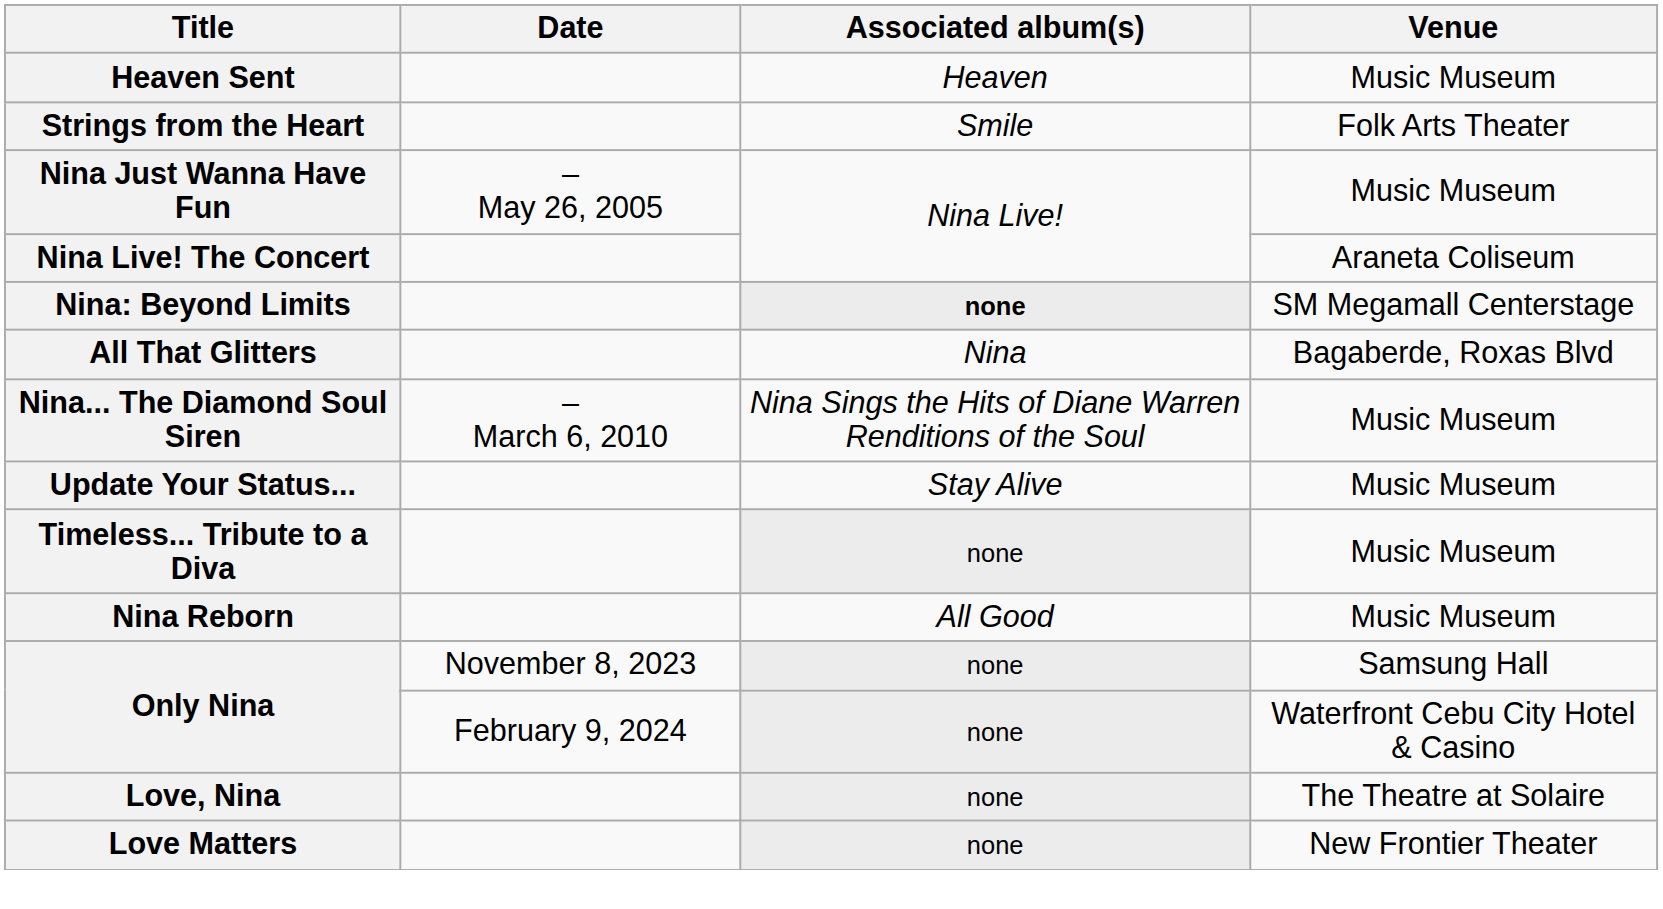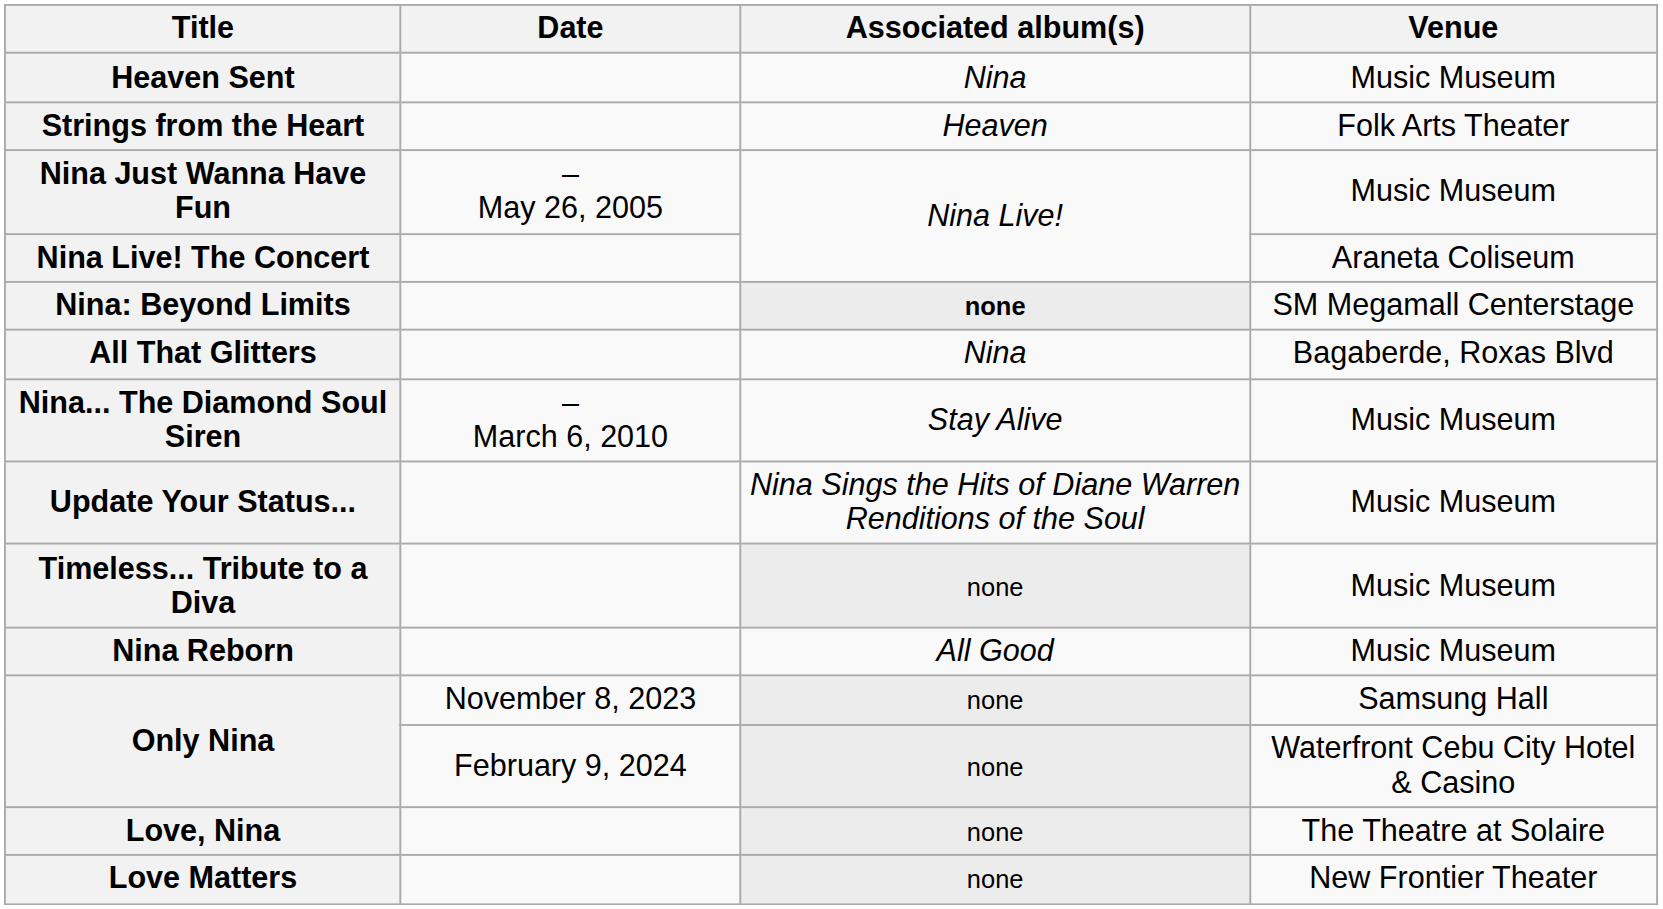(995, 77) Heaven -> (995, 77) Nina
(995, 125) Smile -> (995, 125) Heaven
(995, 419) Nina Sings the Hits of Diane Warren Renditions of the Soul -> (995, 419) Stay Alive
(995, 485) Stay Alive -> (995, 502) Nina Sings the Hits of Diane Warren Renditions of the Soul
